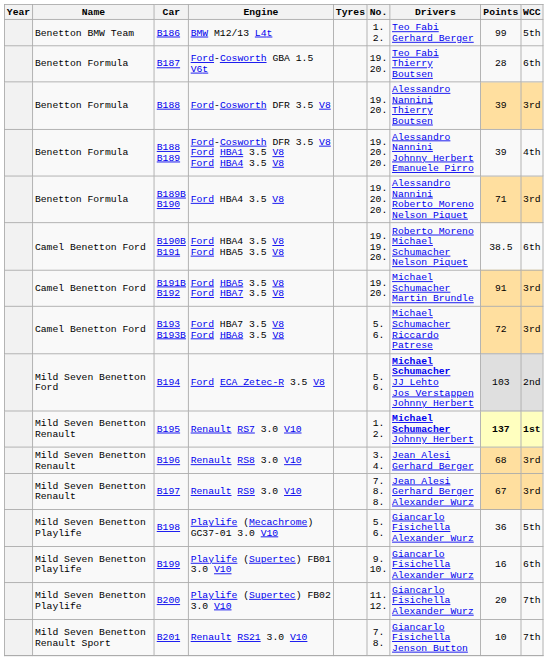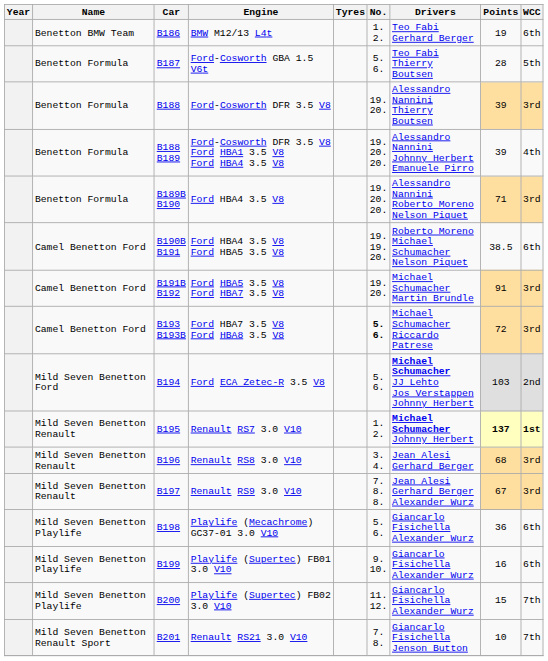(501, 33) 99 -> (501, 33) 19
(532, 33) 5th -> (532, 33) 6th
(379, 64) 19. 20. -> (379, 64) 5. 6.
(532, 64) 6th -> (532, 64) 5th
(379, 330) normal -> (379, 330) bold
(532, 528) 5th -> (532, 528) 6th
(501, 601) 20 -> (501, 601) 15
